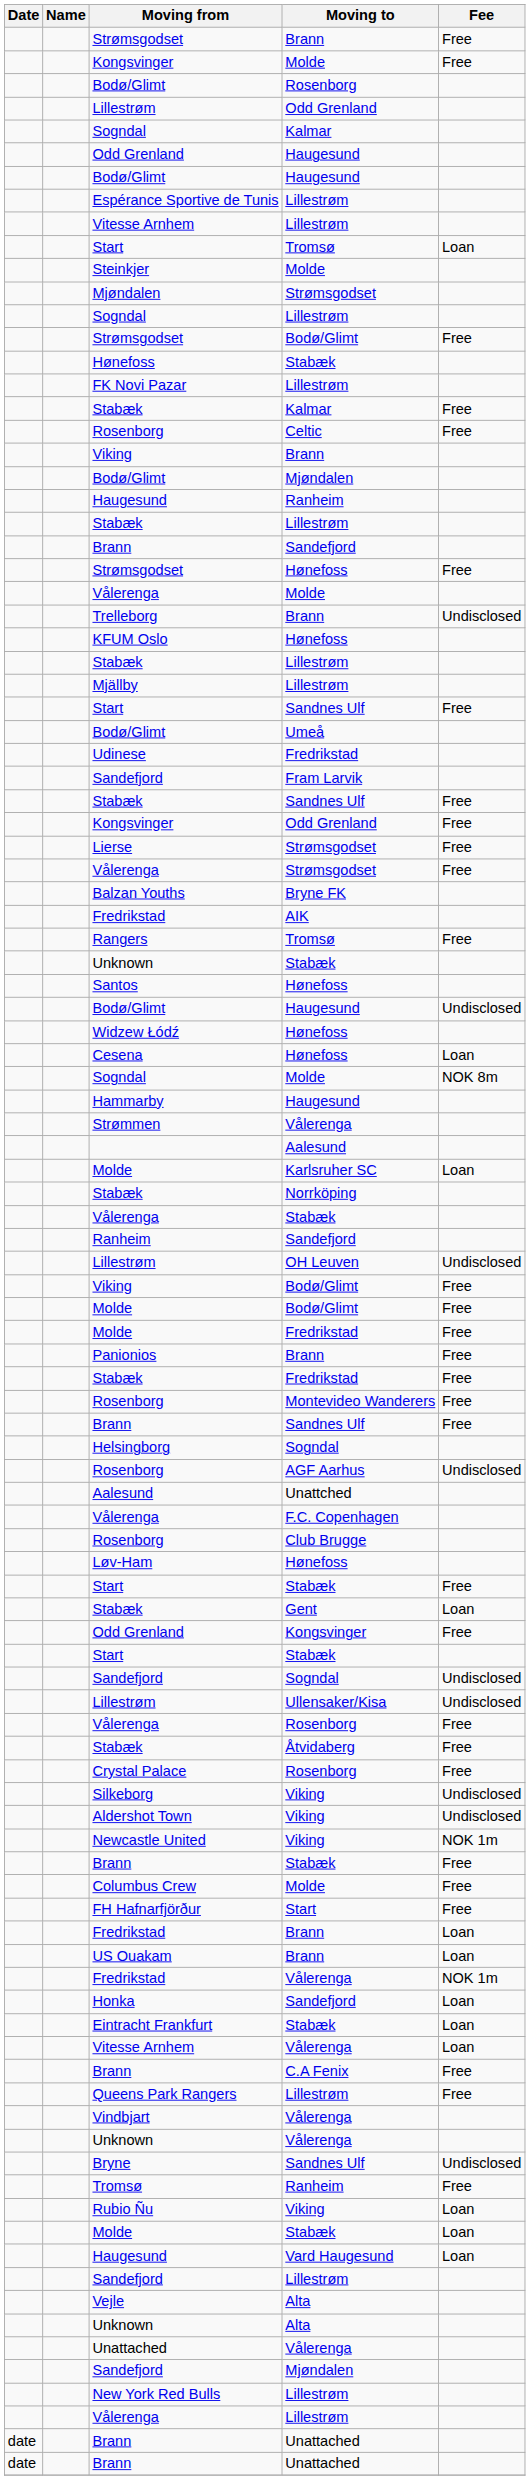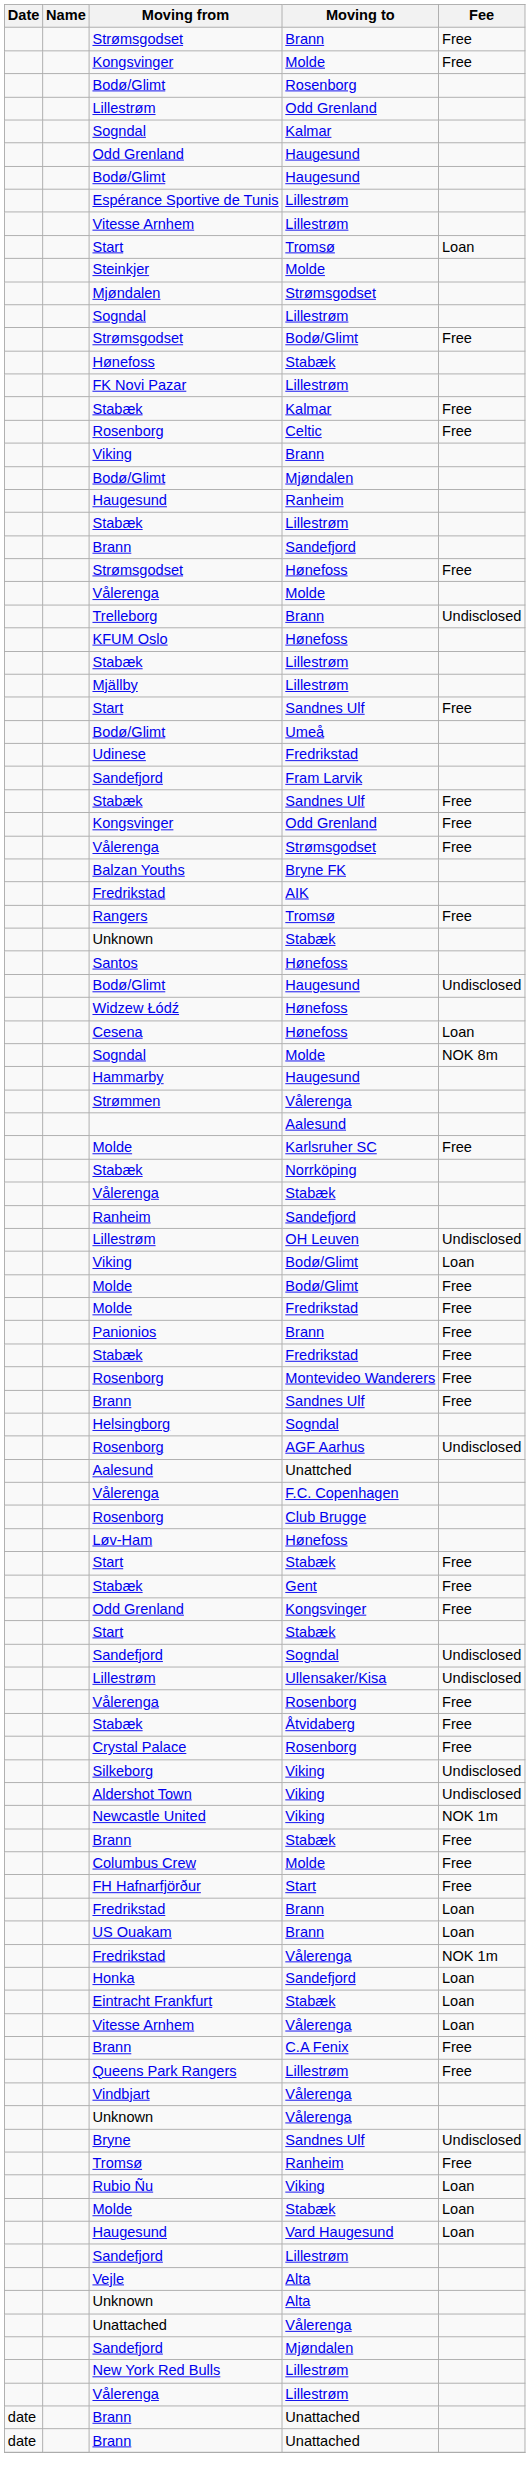- row: (112, 847)
(458, 1170) Loan -> (457, 1147) Free
(457, 1286) Free -> (458, 1262) Loan
(458, 1609) Loan -> (457, 1586) Free
